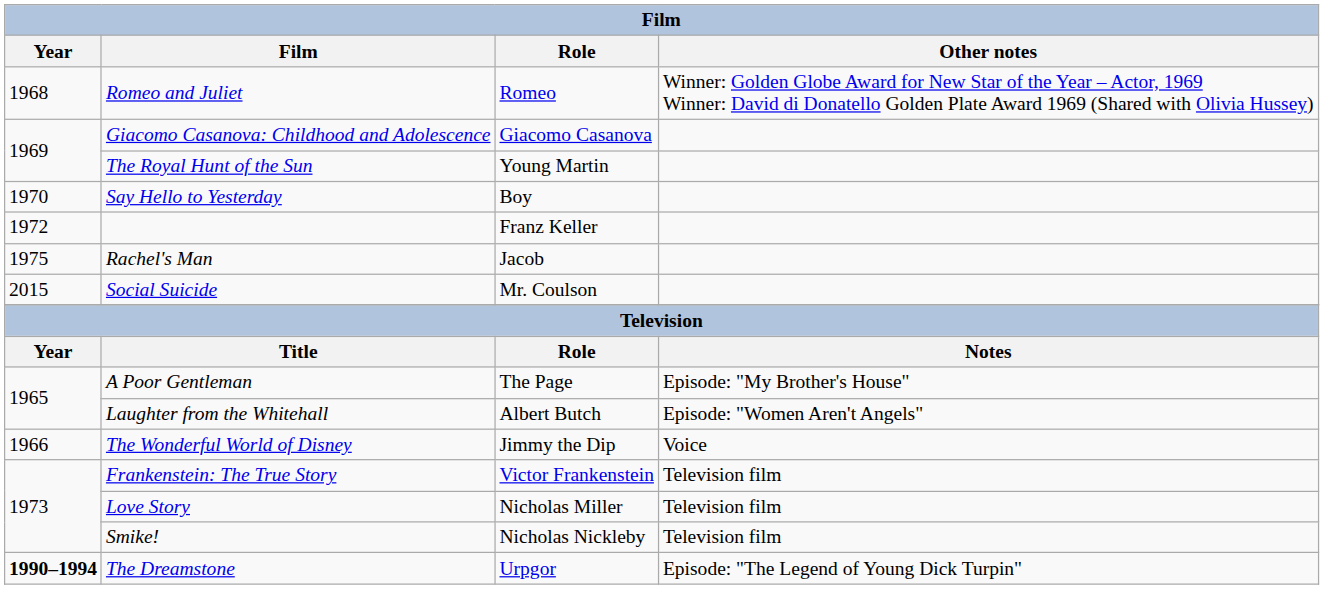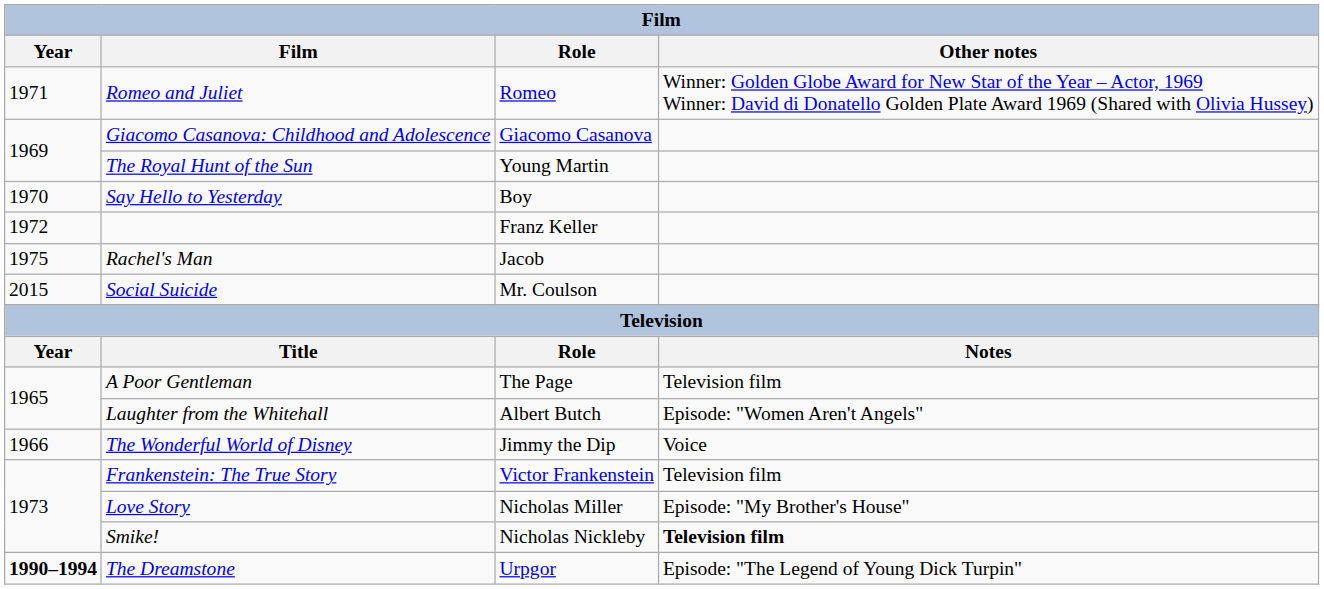(29, 92) 1968 -> (29, 92) 1971
(786, 382) Episode: "My Brother's House" -> (722, 382) Television film
(722, 506) Television film -> (786, 506) Episode: "My Brother's House"
(722, 537) normal -> (724, 537) bold
